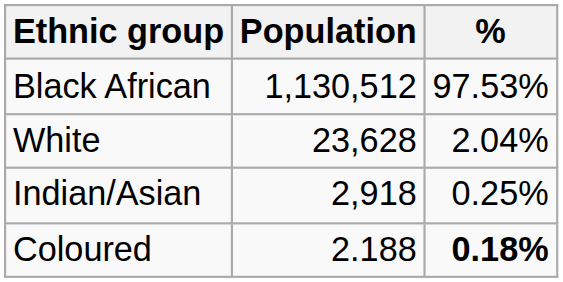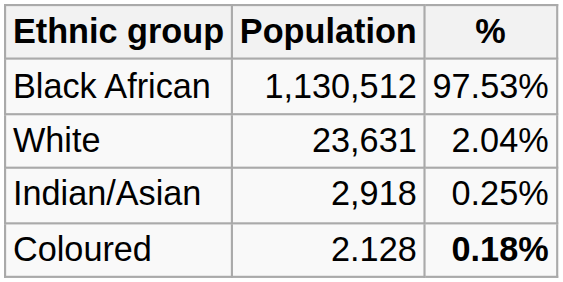(364, 140) 23,628 -> (364, 140) 23,631
(374, 248) 2.188 -> (374, 248) 2.128
